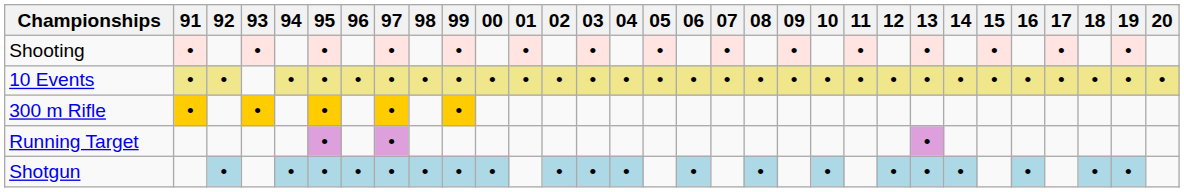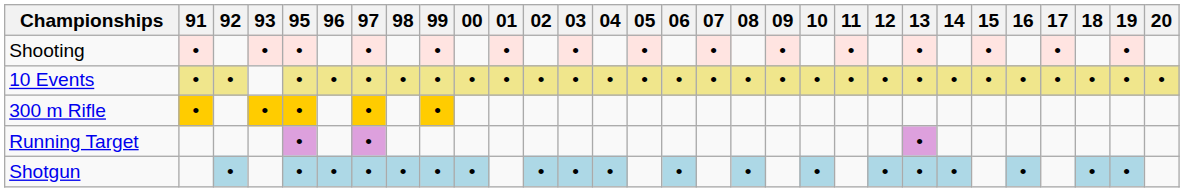- column: (291, 20)
